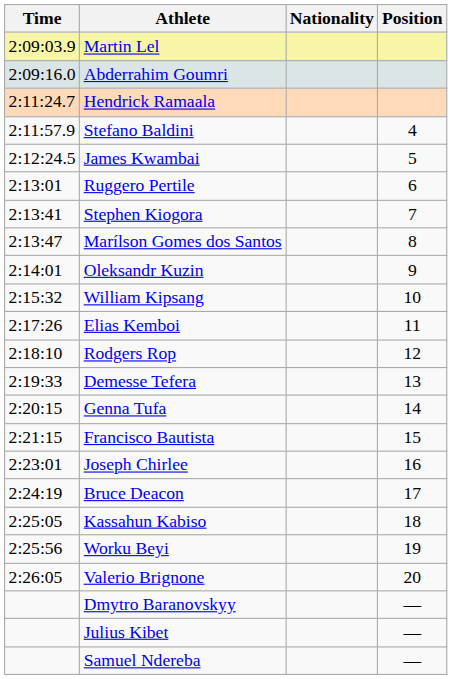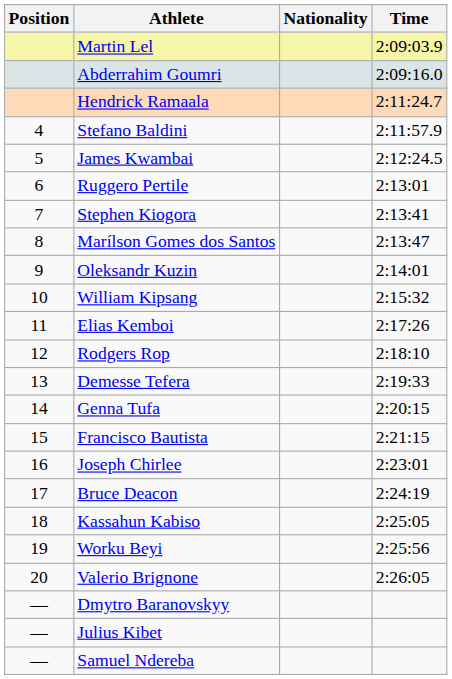columns swapped: (412, 18) <-> (42, 18)
